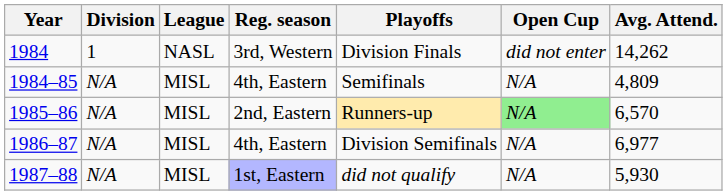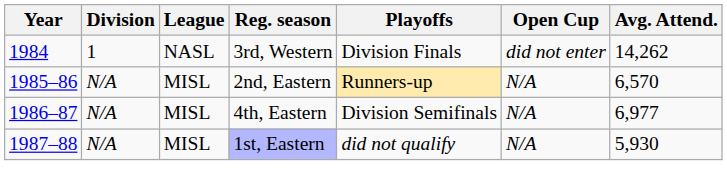- row: (43, 81)
(521, 112) lightgreen background -> (521, 81) no background
